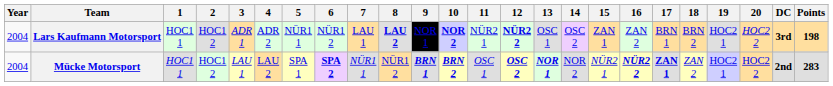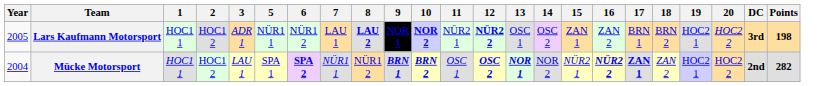- column: (268, 12)
(18, 36) 2004 -> (18, 36) 2005
(811, 66) 283 -> (784, 66) 282
